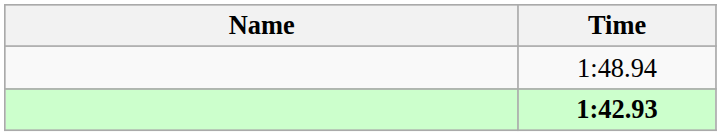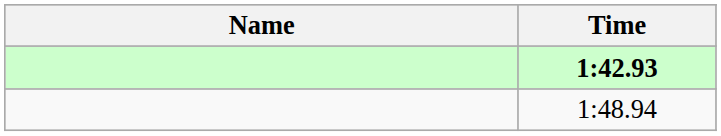rows swapped: (617, 109) <-> (617, 67)
